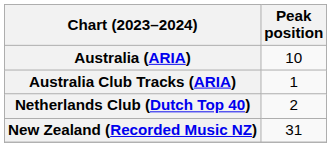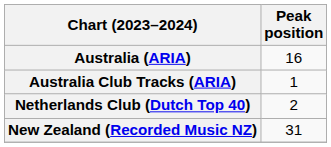(294, 57) 10 -> (294, 57) 16
